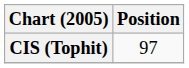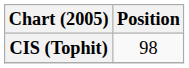(148, 47) 97 -> (148, 47) 98
